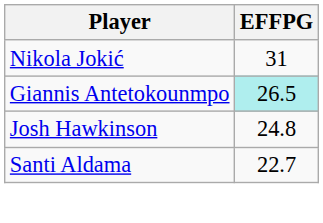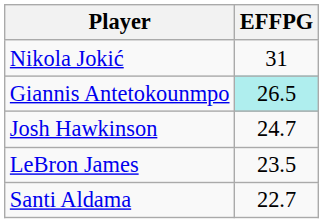(277, 128) 24.8 -> (277, 128) 24.7
+ row: (74, 164)
